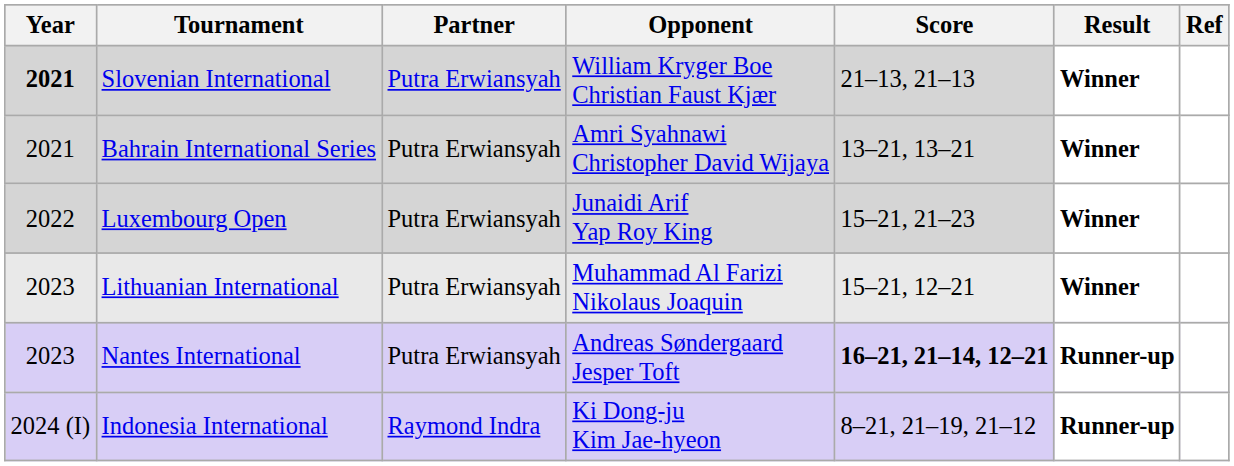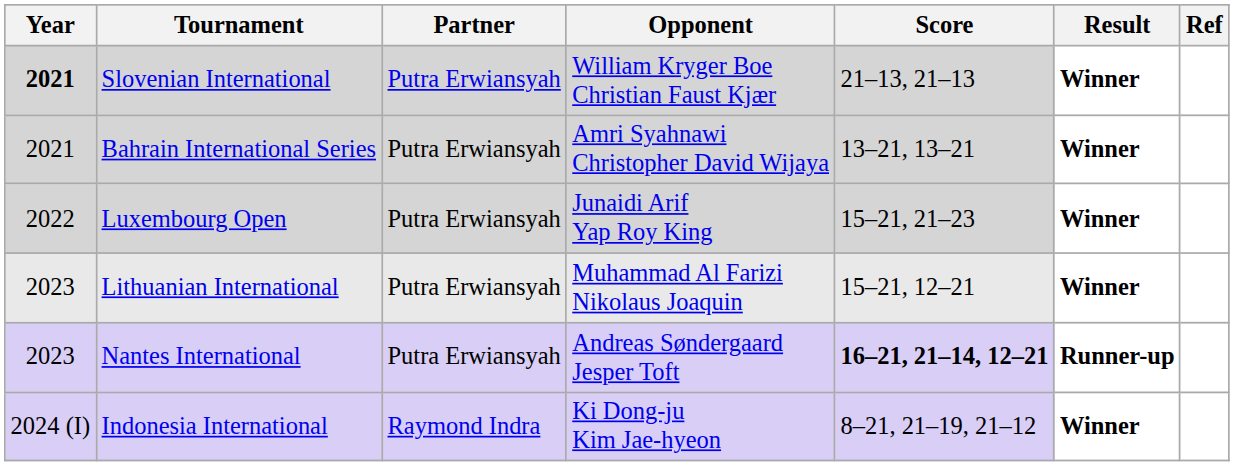(1117, 426) Runner-up -> (1100, 426) Winner
